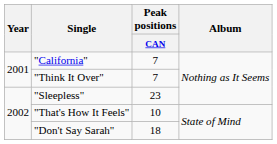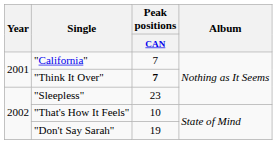(155, 78) normal -> (155, 78) bold
(155, 130) 18 -> (155, 130) 19
